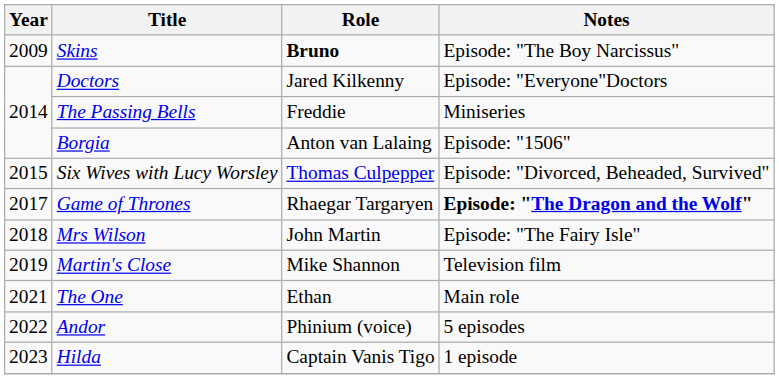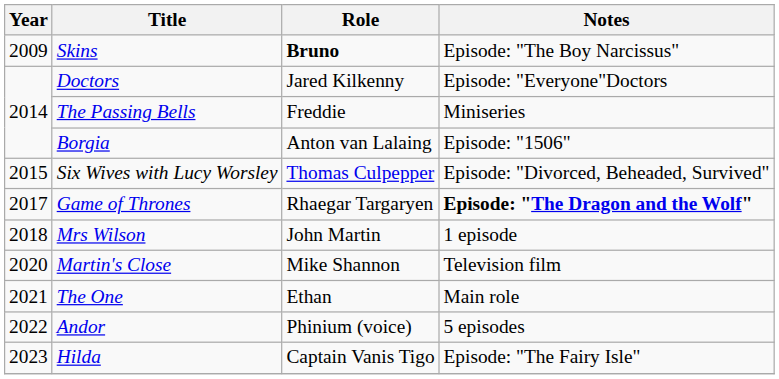(542, 234) Episode: "The Fairy Isle" -> (480, 234) 1 episode
(28, 265) 2019 -> (28, 265) 2020
(480, 357) 1 episode -> (542, 357) Episode: "The Fairy Isle"
